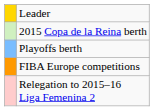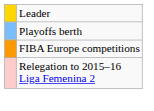- row: (83, 31)
